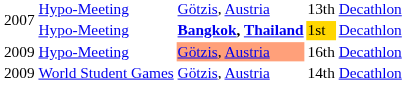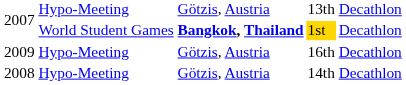(84, 30) Hypo-Meeting -> (106, 30) World Student Games
(224, 51) lightsalmon background -> (224, 51) no background
(19, 72) 2009 -> (19, 72) 2008
(106, 72) World Student Games -> (84, 72) Hypo-Meeting
